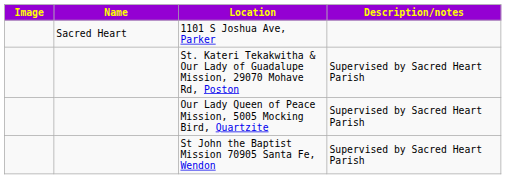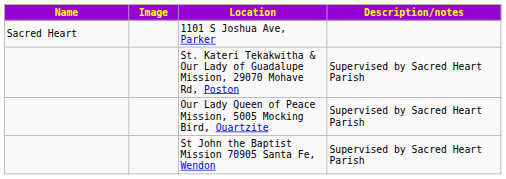columns swapped: (116, 12) <-> (29, 12)
